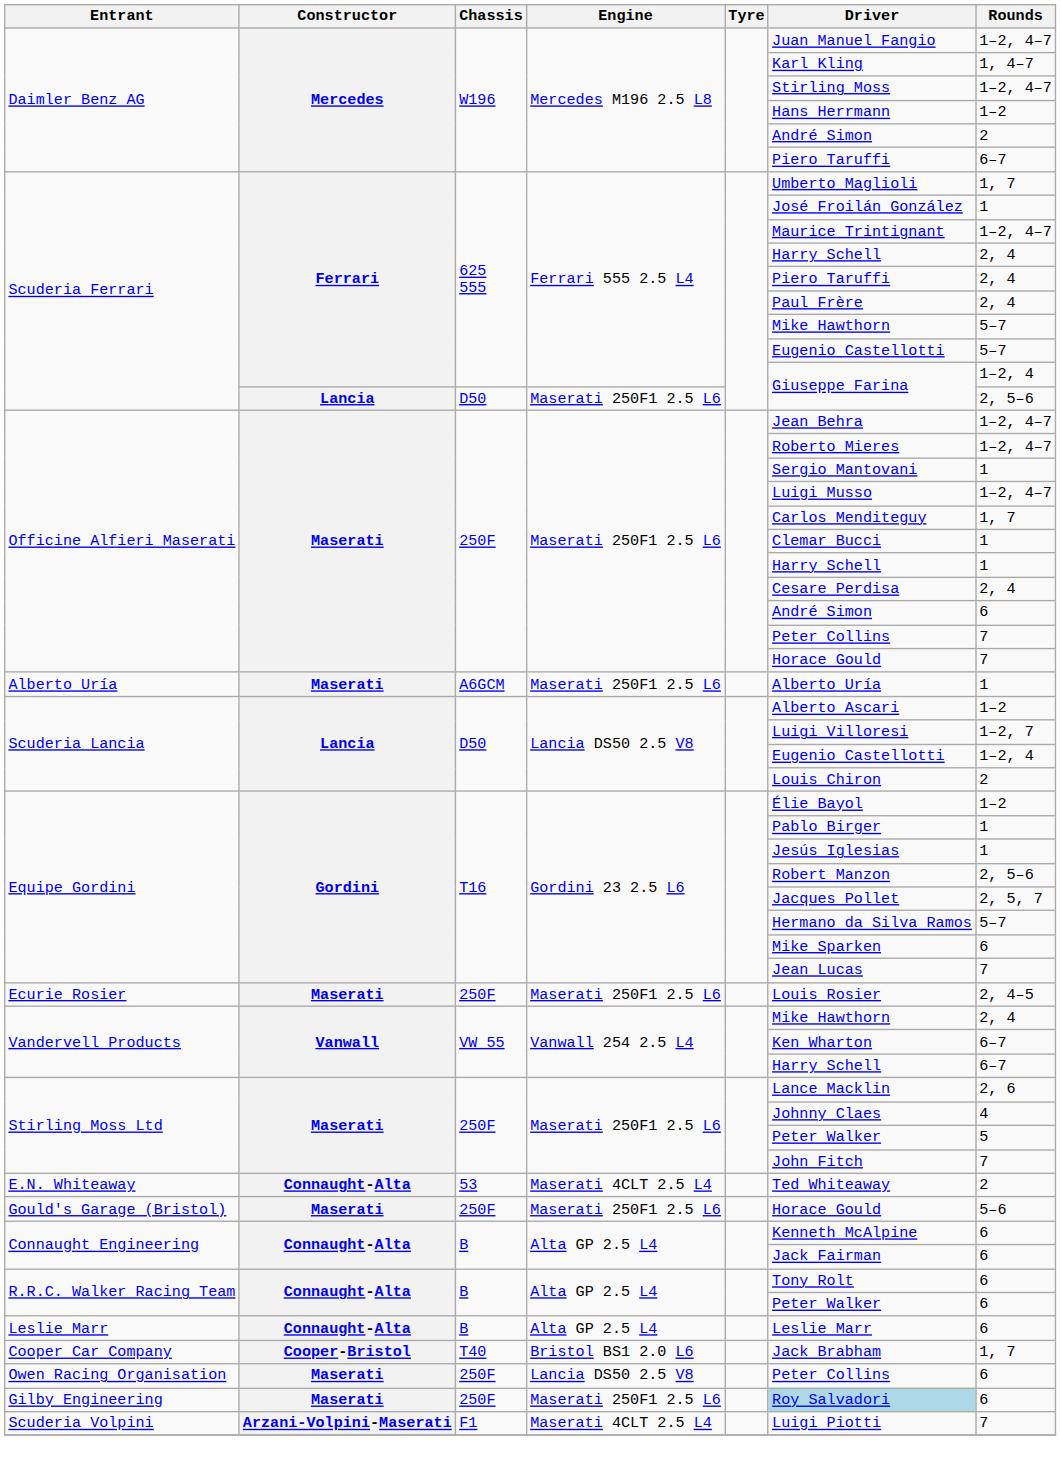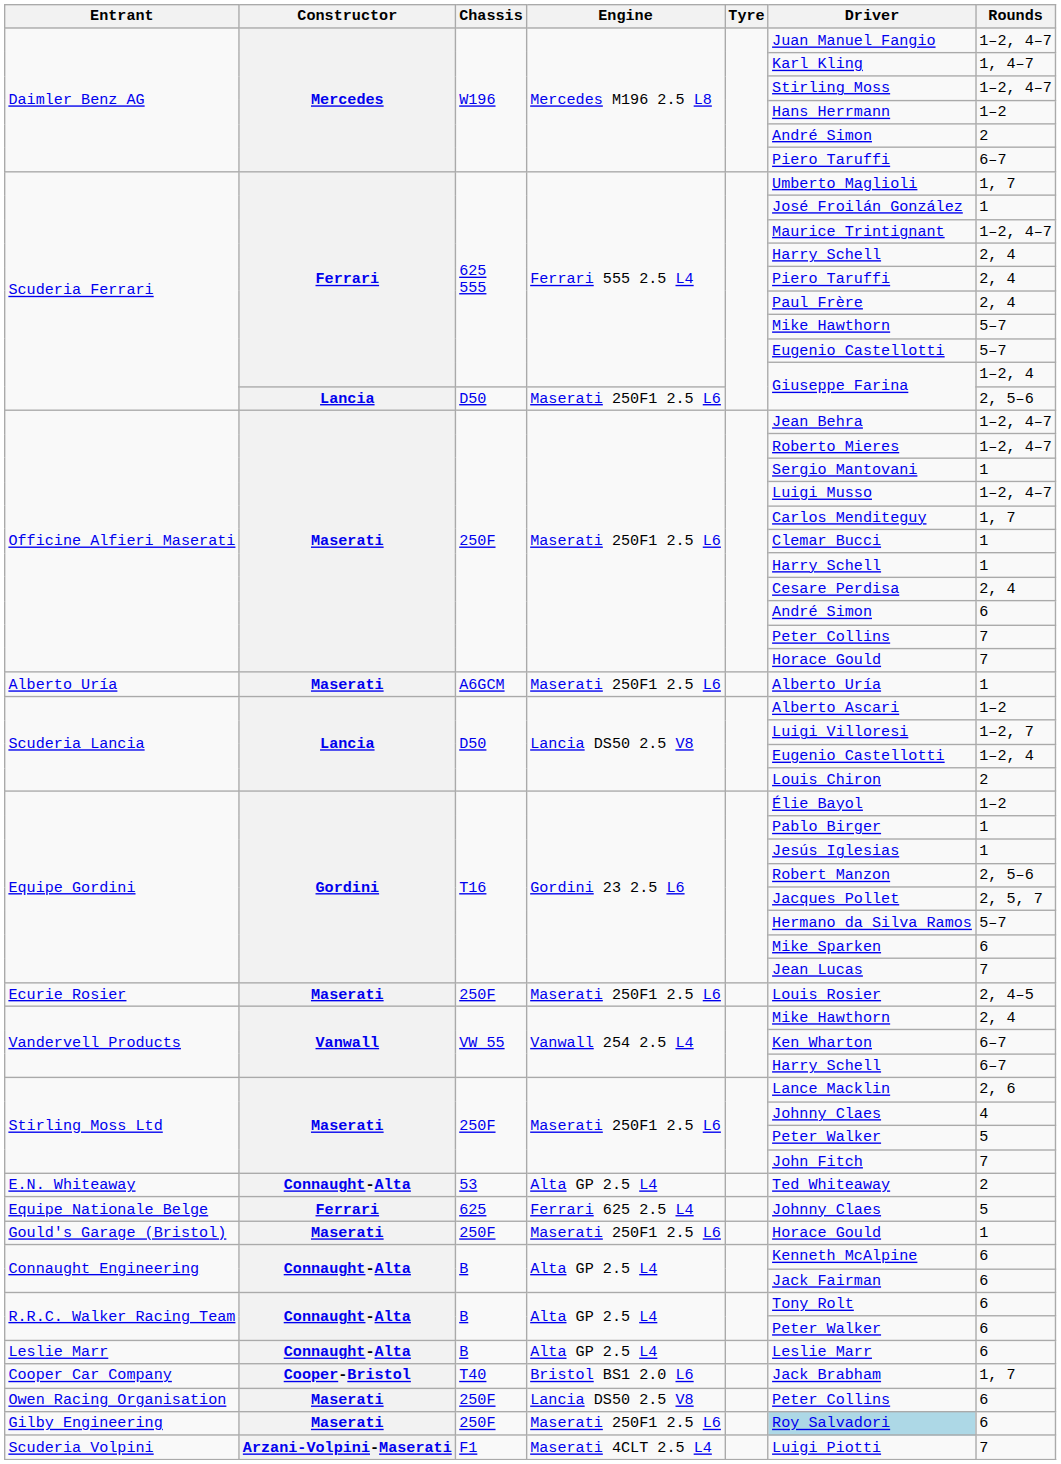(621, 1185) Maserati 4CLT 2.5 L4 -> (594, 1185) Alta GP 2.5 L4
+ row: (108, 1209)
(993, 1209) 5–6 -> (984, 1233) 1
